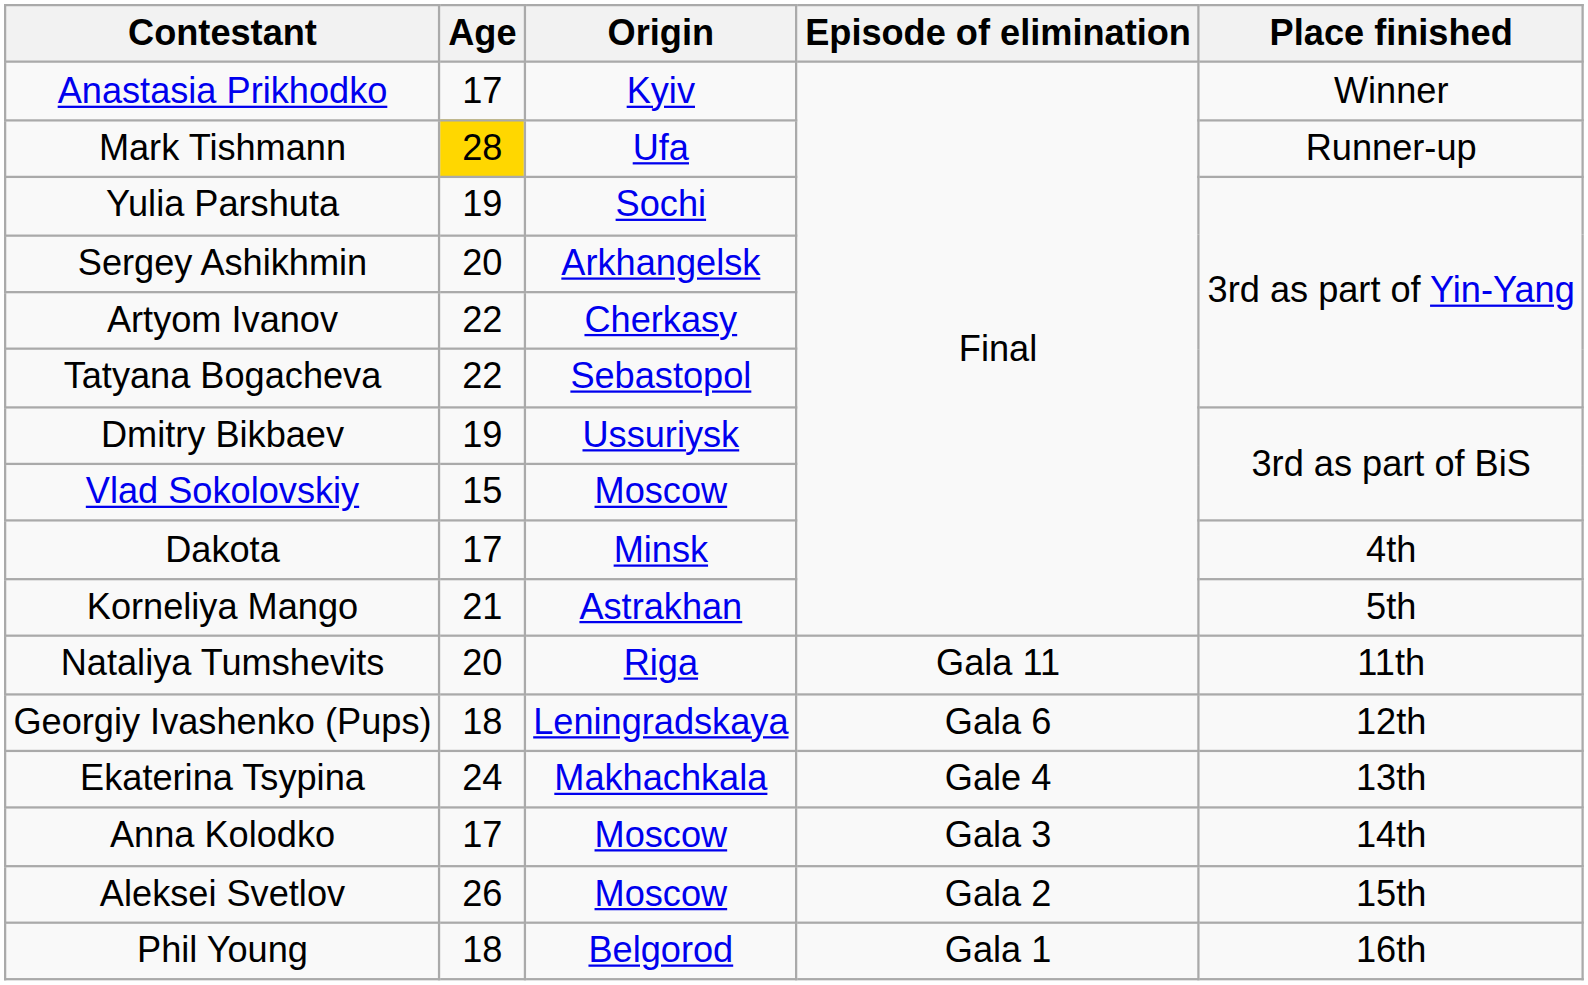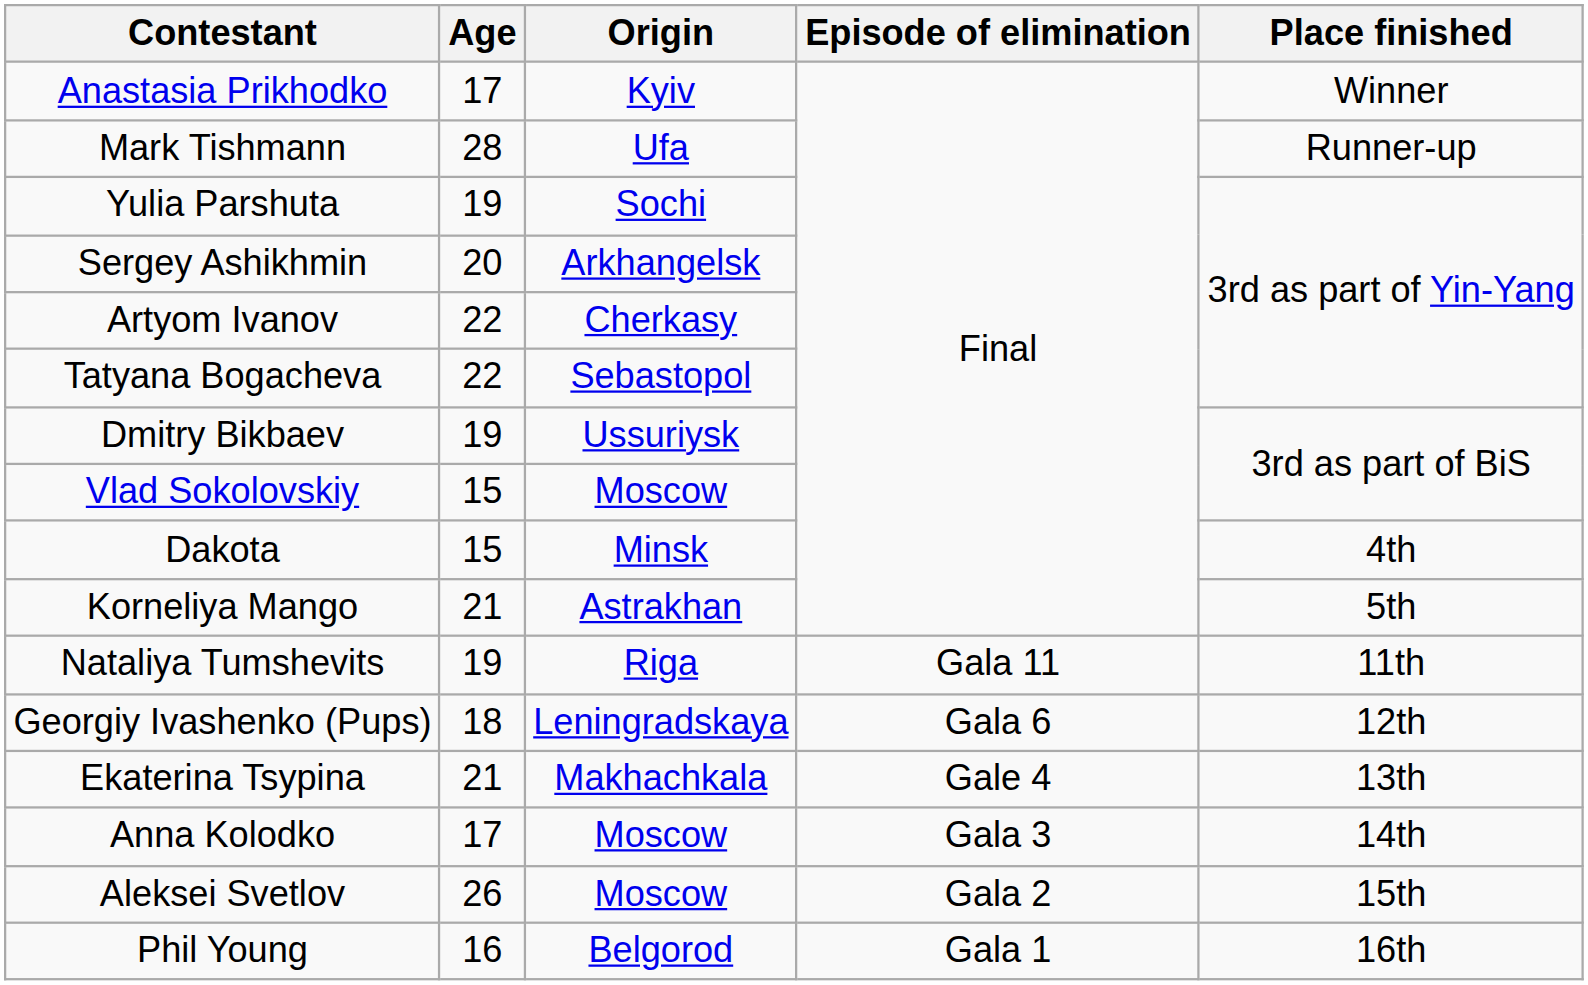(482, 147) gold background -> (482, 147) no background
(482, 549) 17 -> (482, 549) 15
(482, 663) 20 -> (482, 663) 19
(482, 778) 24 -> (482, 778) 21
(482, 950) 18 -> (482, 950) 16
